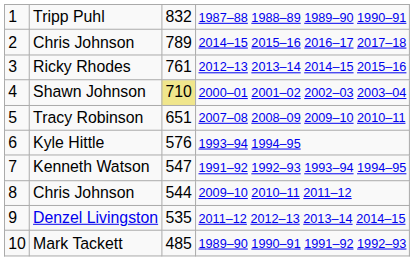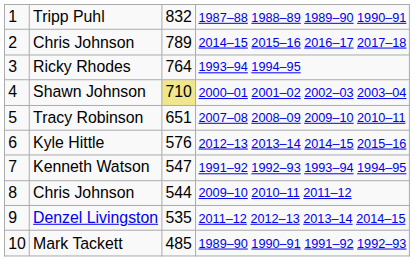(179, 67) 761 -> (179, 67) 764
(302, 67) 2012–13 2013–14 2014–15 2015–16 -> (250, 67) 1993–94 1994–95
(250, 143) 1993–94 1994–95 -> (302, 143) 2012–13 2013–14 2014–15 2015–16
